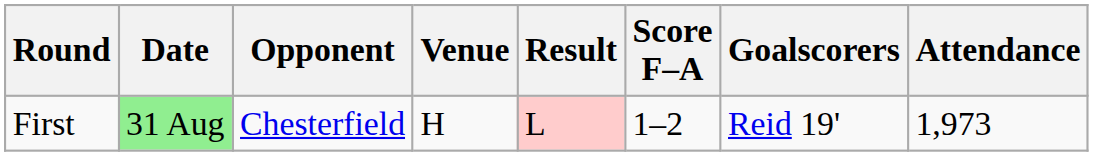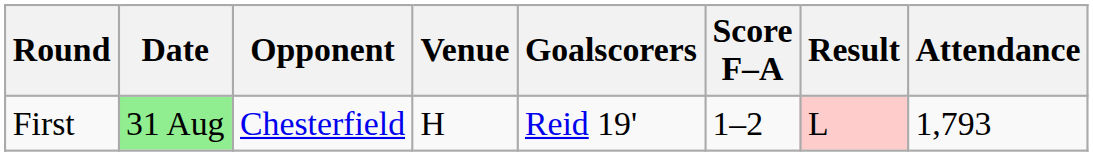columns swapped: (571, 50) <-> (814, 50)
(953, 122) 1,973 -> (953, 122) 1,793
